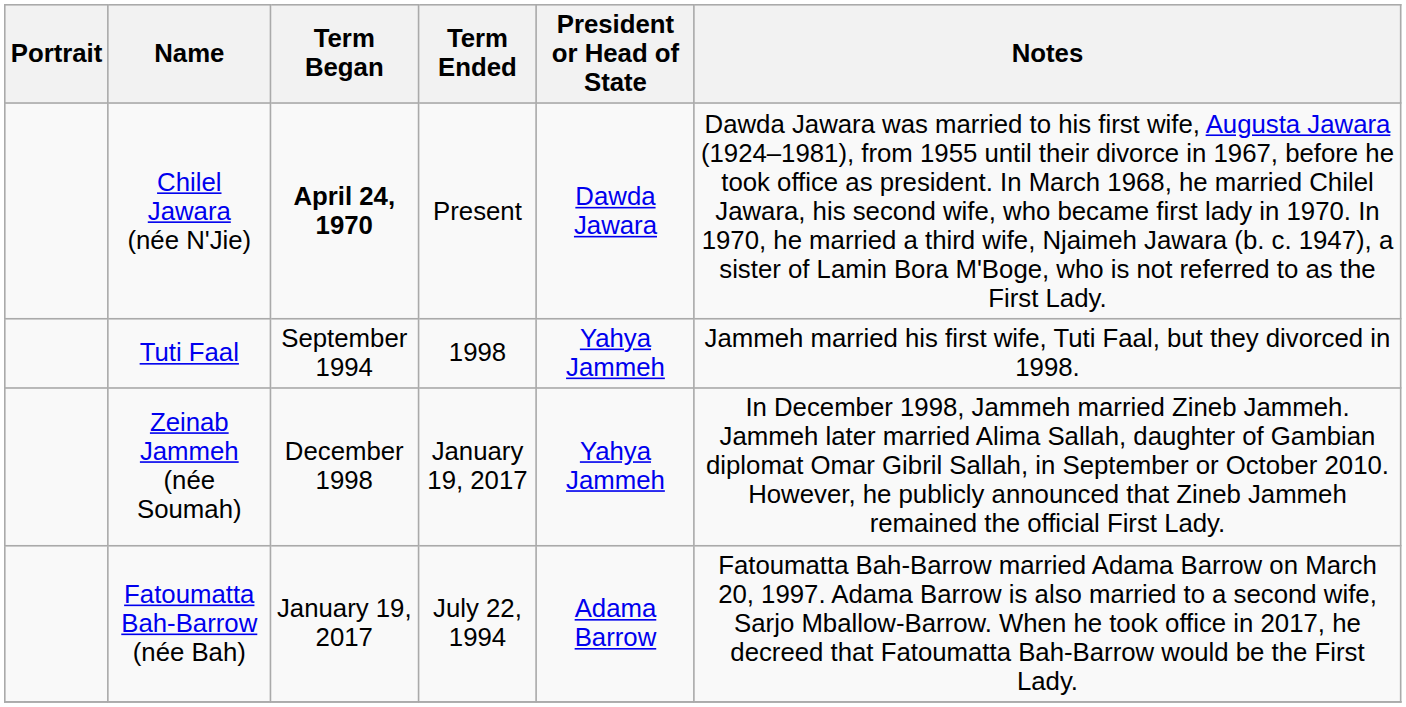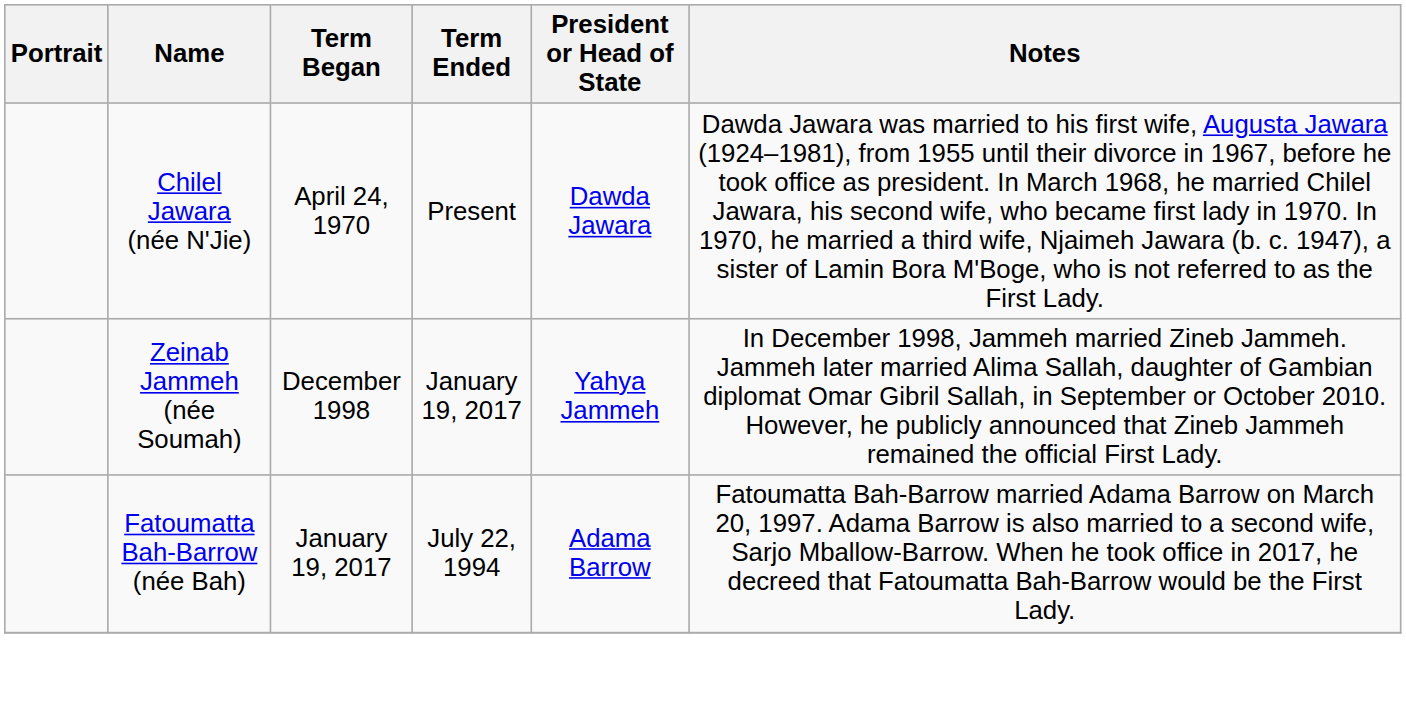(344, 210) bold -> (341, 210) normal
- row: (189, 352)
